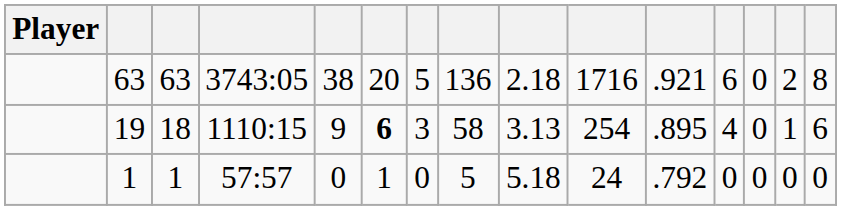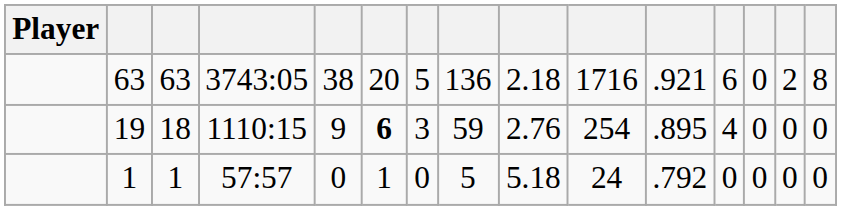(468, 128) 58 -> (468, 128) 59
(533, 128) 3.13 -> (533, 128) 2.76
(790, 128) 1 -> (790, 128) 0
(820, 128) 6 -> (820, 128) 0
